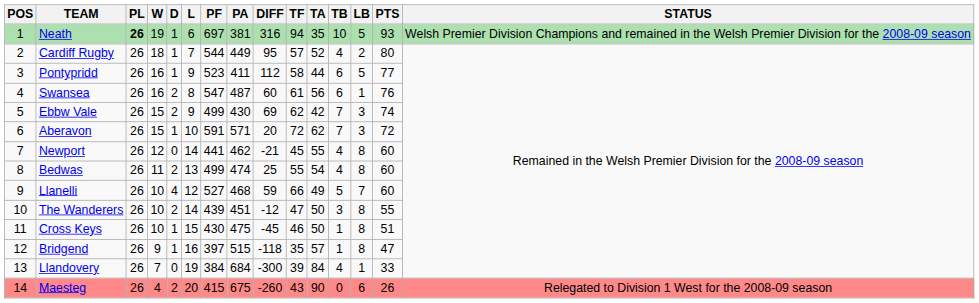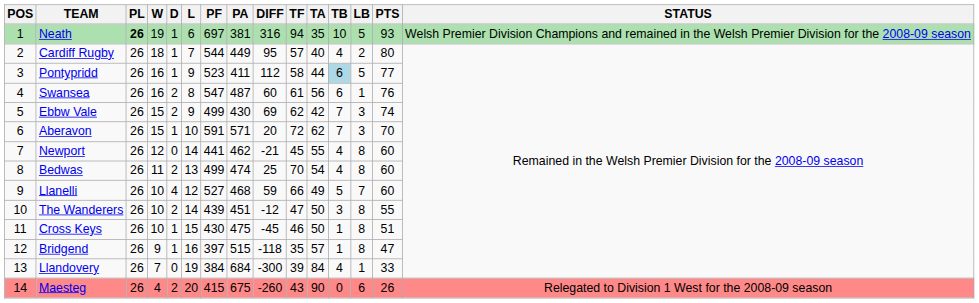(318, 53) 52 -> (318, 53) 40
(339, 73) no background -> (339, 73) lightblue background
(387, 131) 72 -> (387, 131) 70
(297, 170) 55 -> (297, 170) 70
